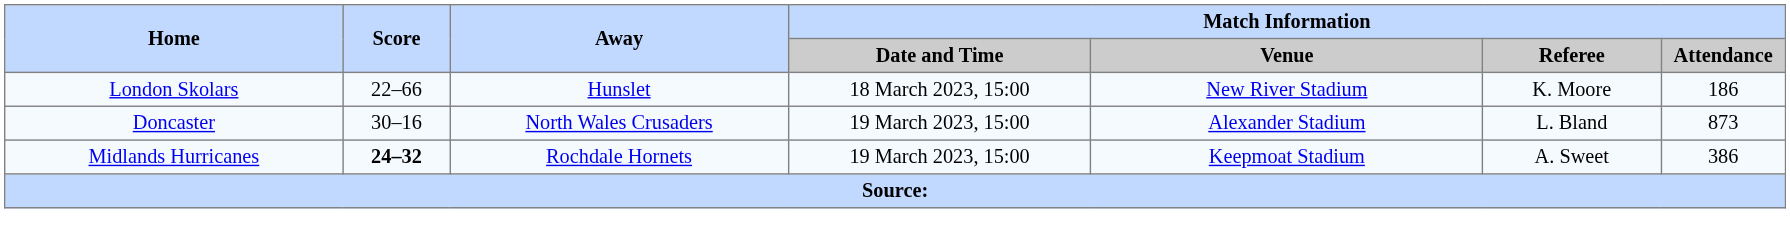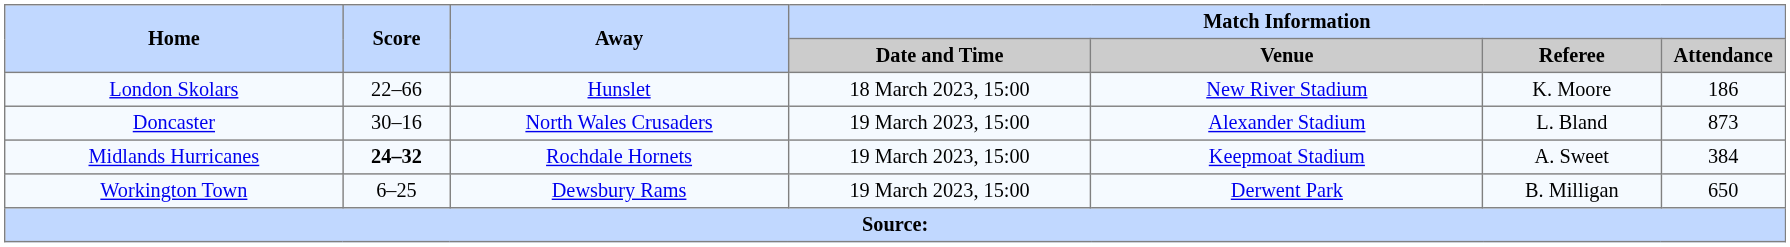(1723, 156) 386 -> (1723, 156) 384
+ row: (174, 190)
